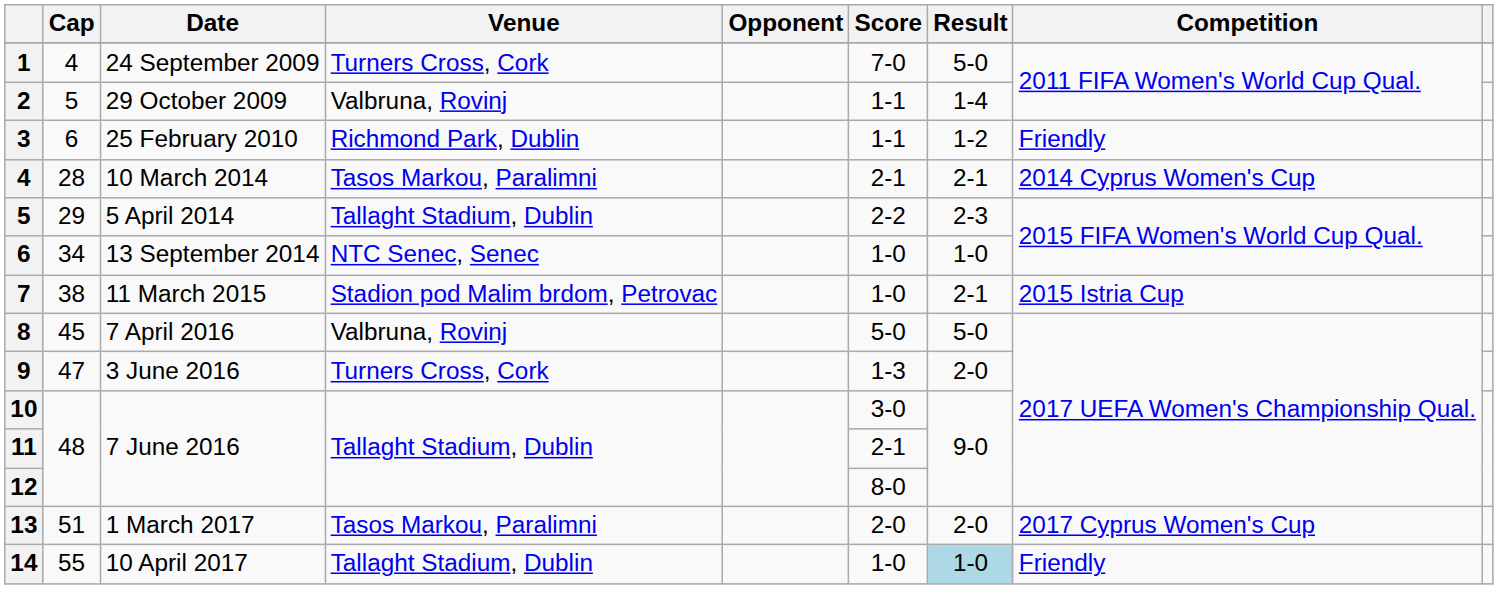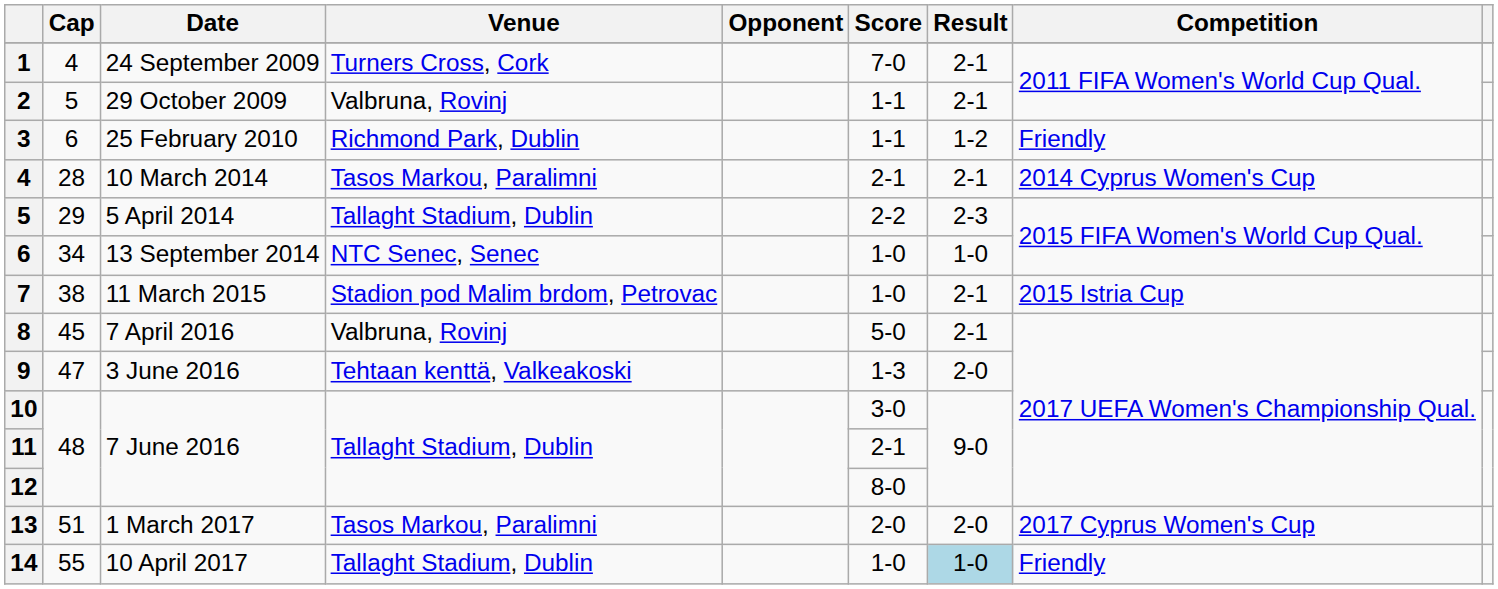(970, 62) 5-0 -> (970, 62) 2-1
(970, 100) 1-4 -> (970, 100) 2-1
(970, 332) 5-0 -> (970, 332) 2-1
(440, 370) Turners Cross, Cork -> (481, 370) Tehtaan kenttä, Valkeakoski
